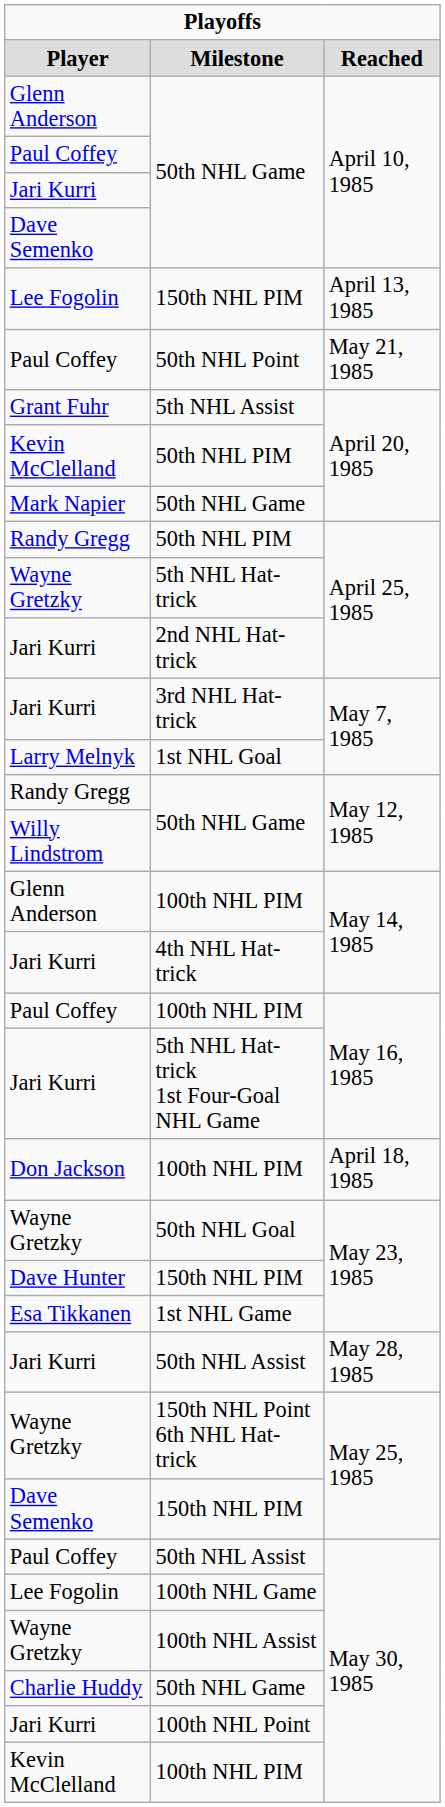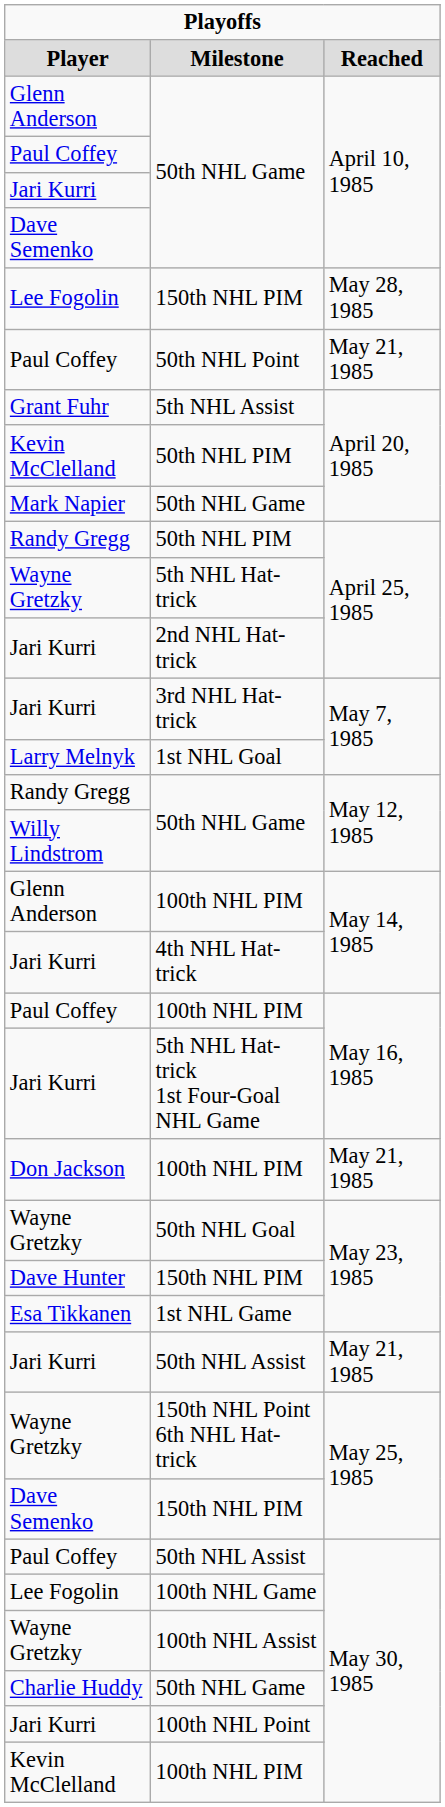(369, 298) April 13, 1985 -> (366, 298) May 28, 1985
(369, 1169) April 18, 1985 -> (366, 1169) May 21, 1985
(366, 1361) May 28, 1985 -> (366, 1361) May 21, 1985
